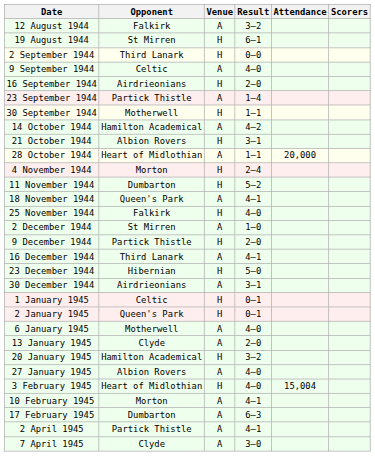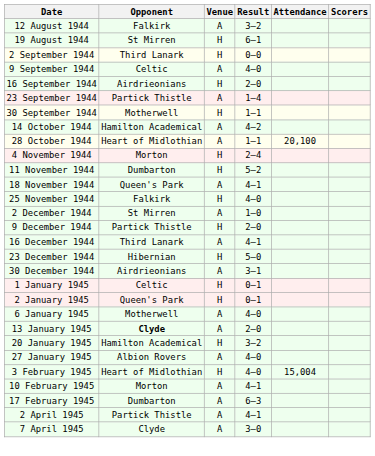- row: (52, 141)
(300, 156) 20,000 -> (300, 141) 20,100
(152, 343) normal -> (152, 329) bold
